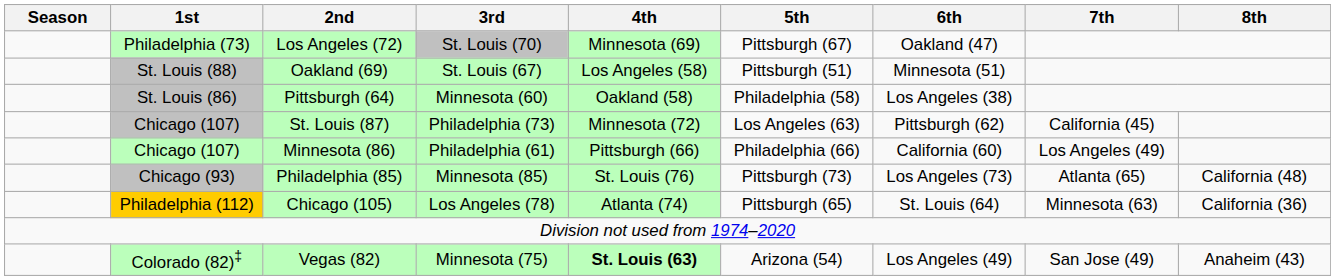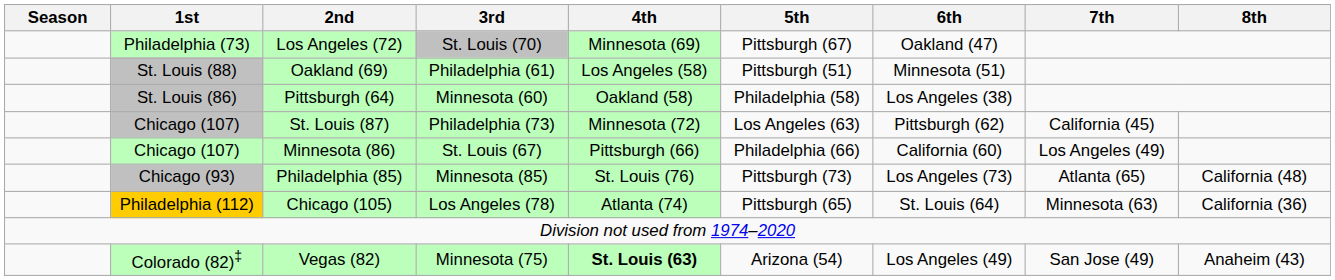(492, 71) St. Louis (67) -> (492, 71) Philadelphia (61)
(492, 151) Philadelphia (61) -> (492, 151) St. Louis (67)
